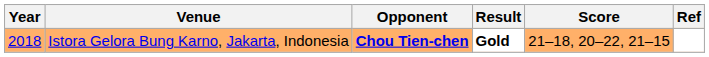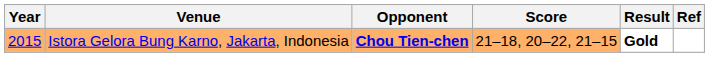columns swapped: (599, 17) <-> (498, 17)
(25, 40) 2018 -> (25, 40) 2015
